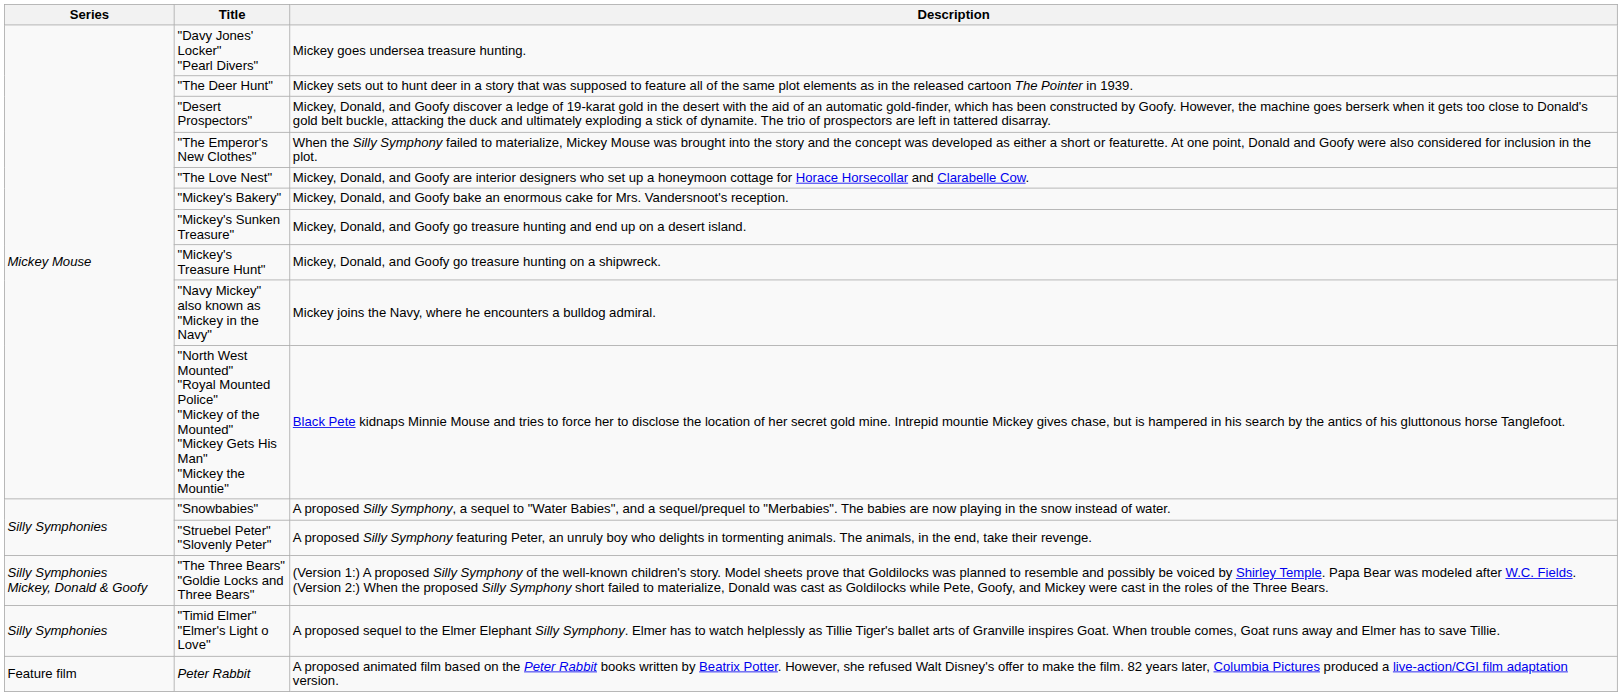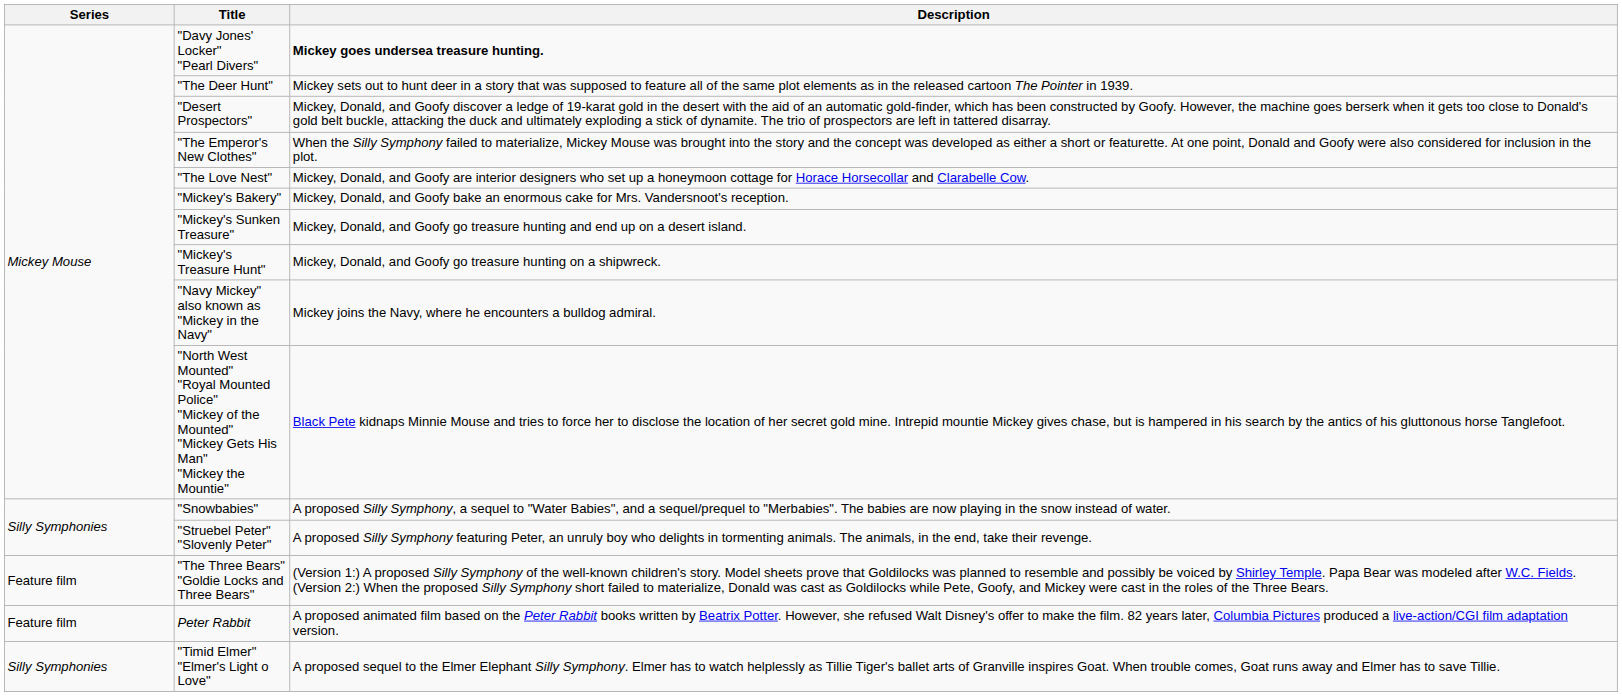(410, 50) normal -> (418, 50) bold
(77, 580) Silly Symphonies Mickey, Donald & Goofy -> (42, 580) Feature film
rows swapped: (223, 630) <-> (214, 673)
